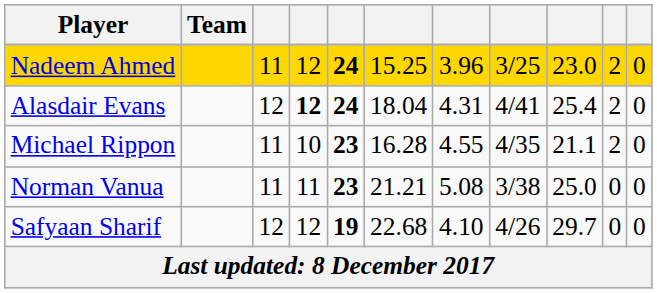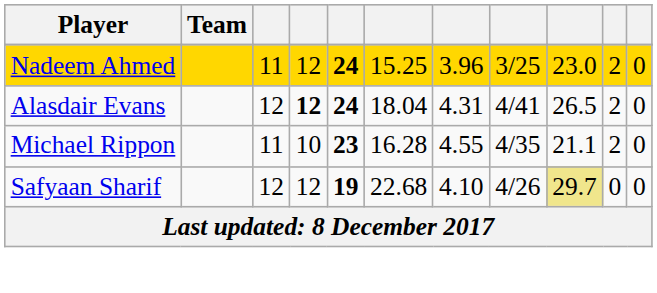(575, 105) 25.4 -> (575, 105) 26.5
- row: (87, 186)
(575, 226) no background -> (575, 186) khaki background
